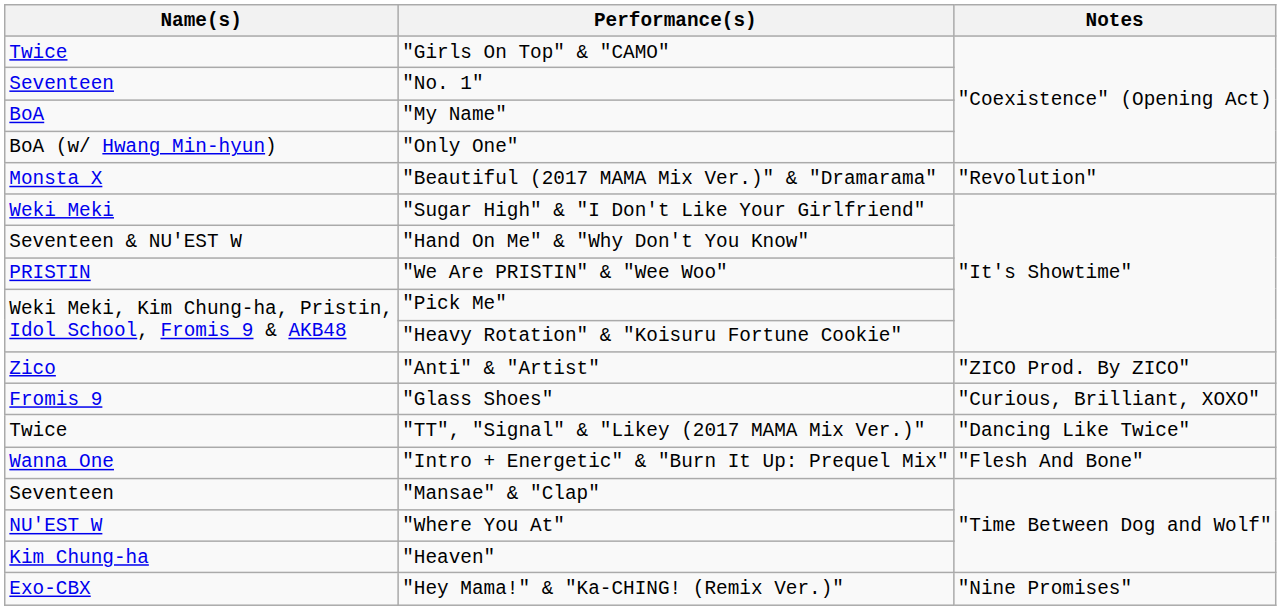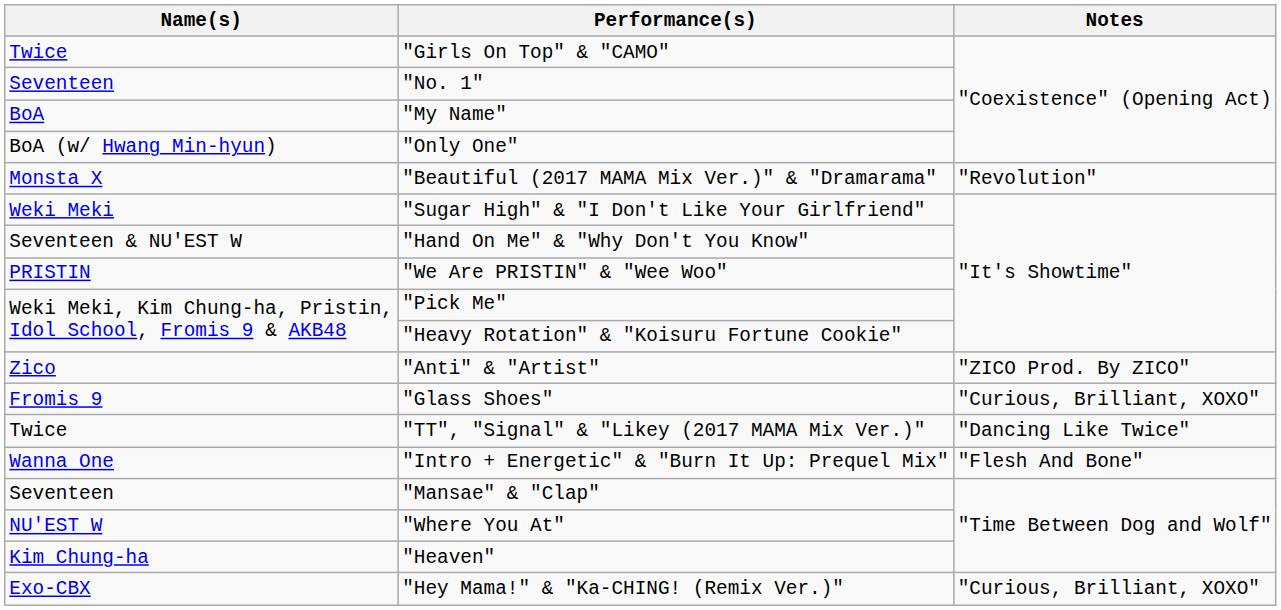(1045, 589) "Nine Promises" -> (1109, 589) "Curious, Brilliant, XOXO"
